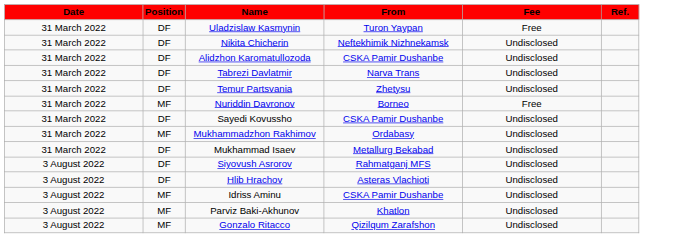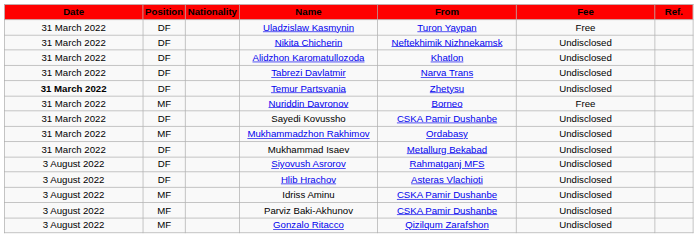+ column: (212, 12)
(393, 58) CSKA Pamir Dushanbe -> (447, 58) Khatlon
(74, 89) normal -> (74, 89) bold
(393, 210) Khatlon -> (447, 210) CSKA Pamir Dushanbe
